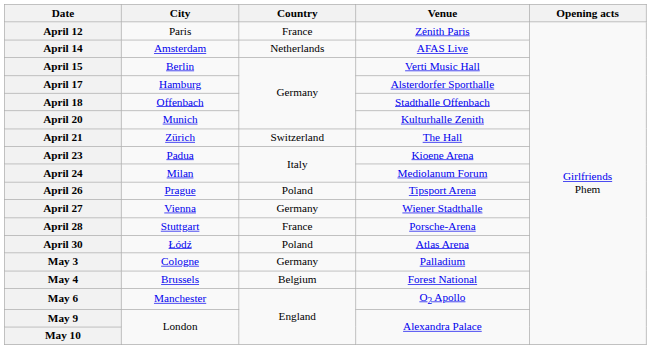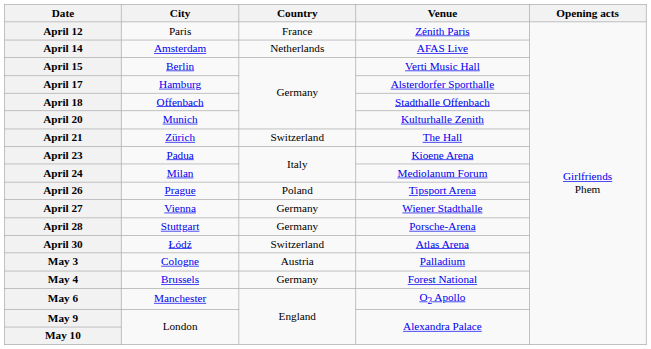(297, 226) France -> (297, 226) Germany
(297, 244) Poland -> (297, 244) Switzerland
(297, 262) Germany -> (297, 262) Austria
(297, 279) Belgium -> (297, 279) Germany
